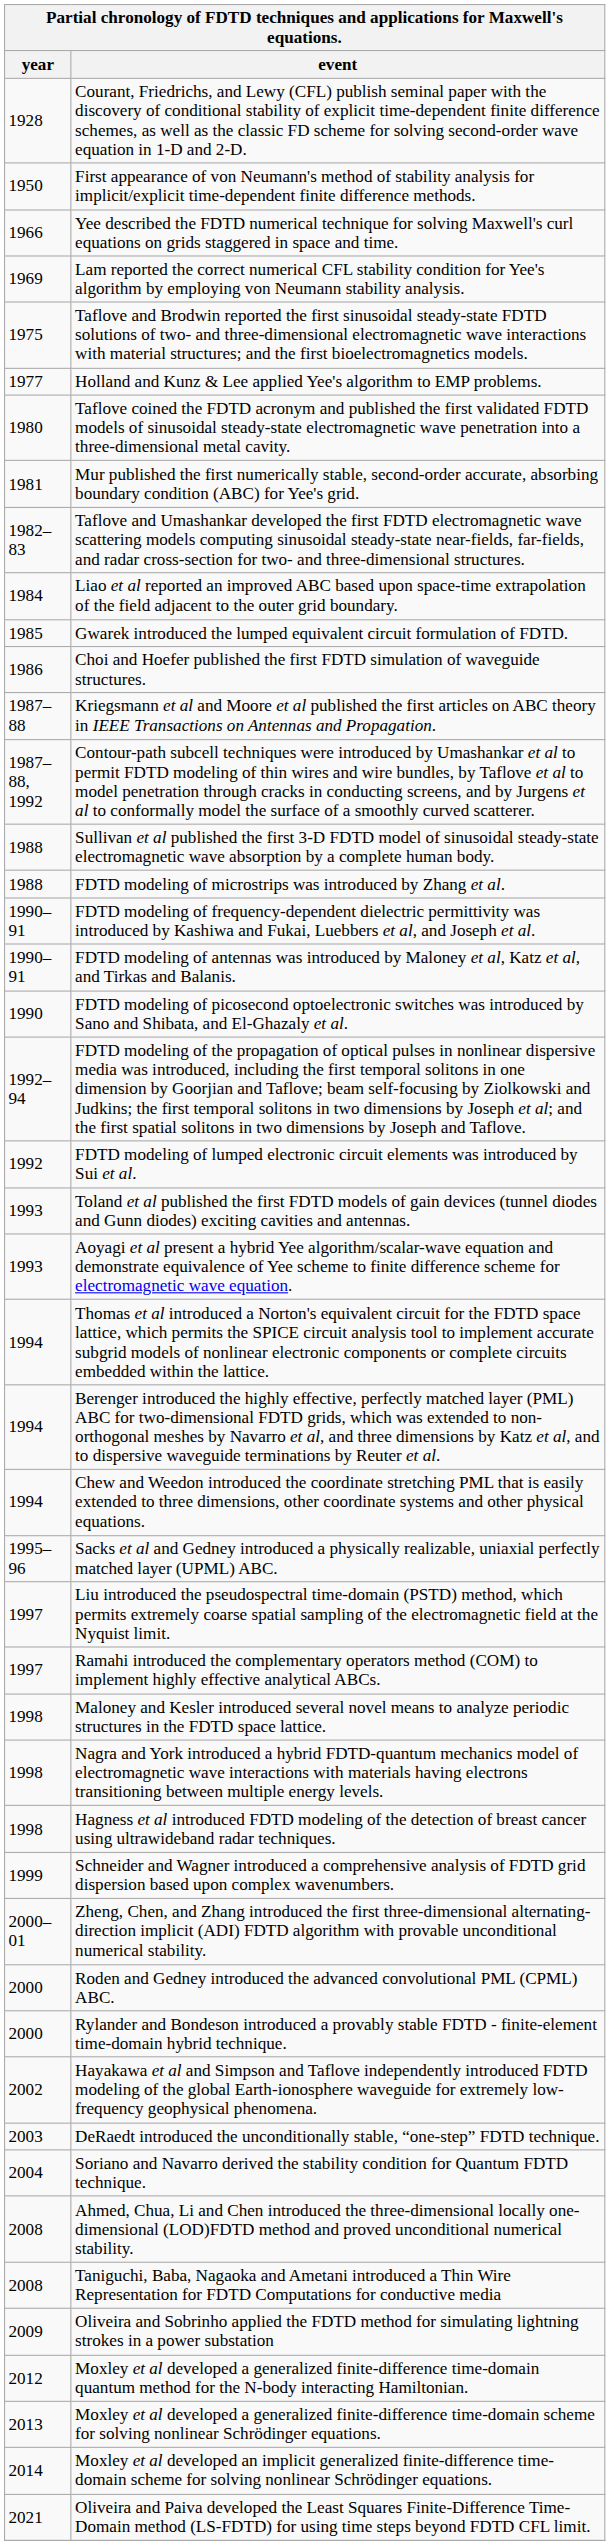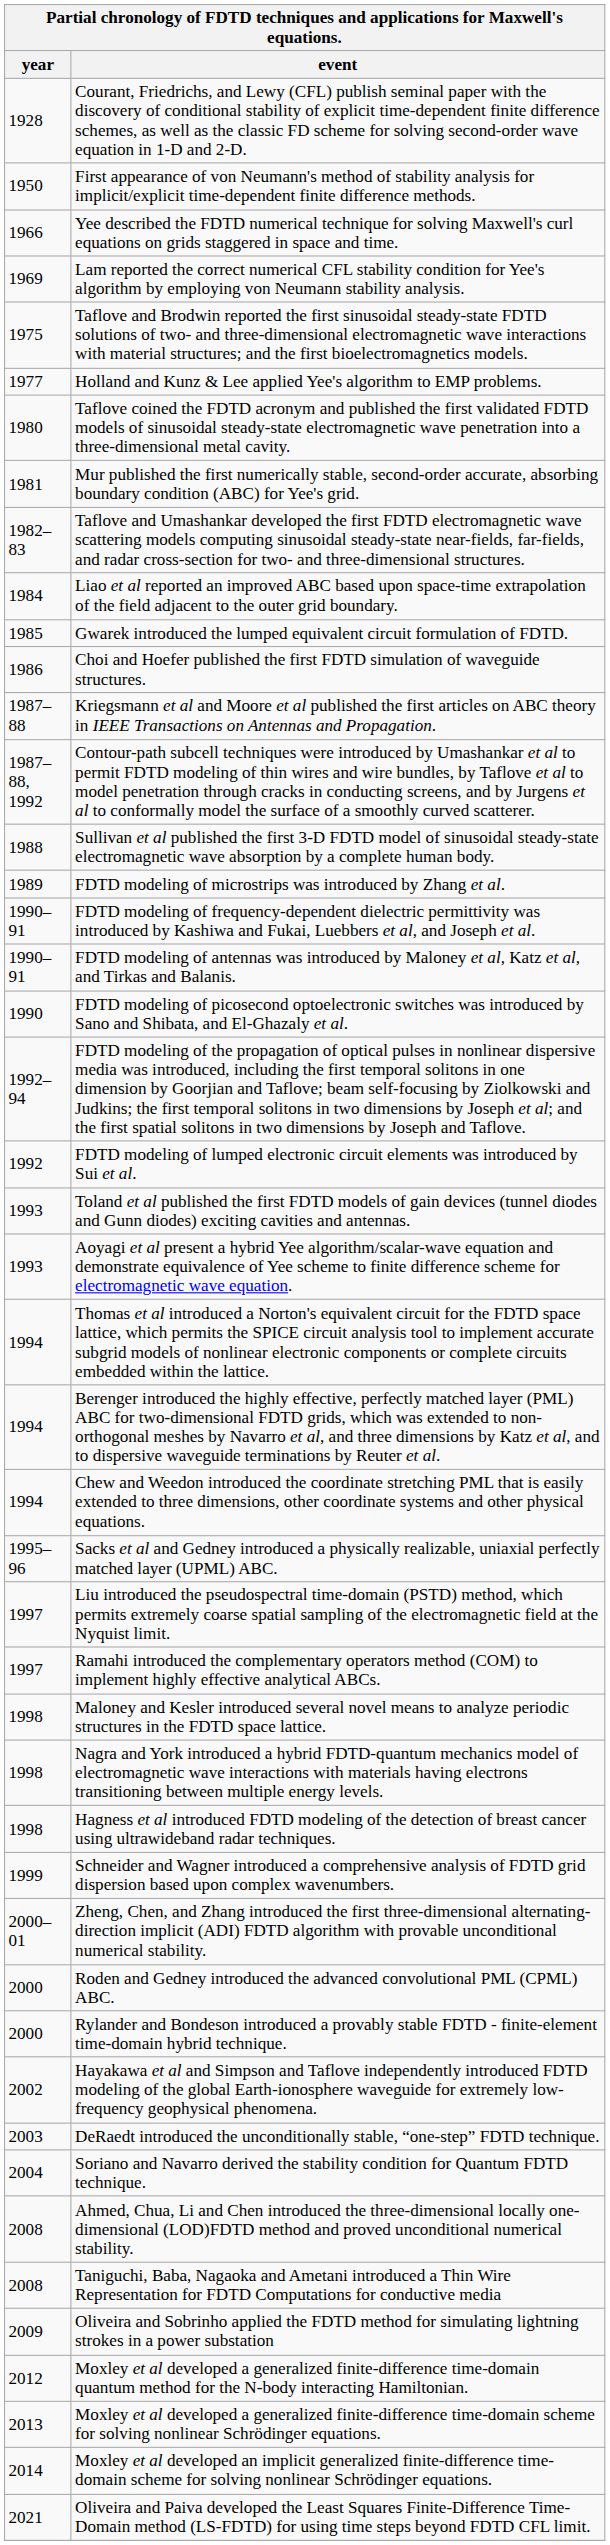(26, 884) 1988 -> (26, 884) 1989
